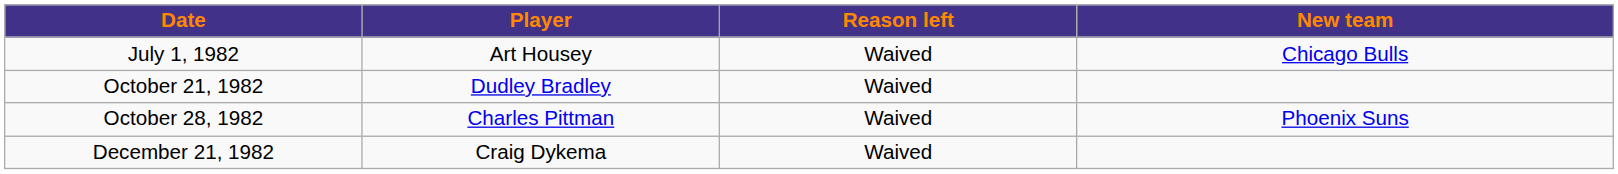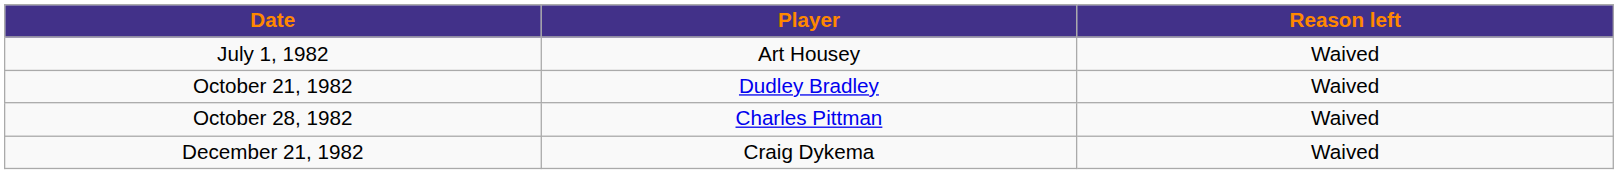- column: (1345, 20)
